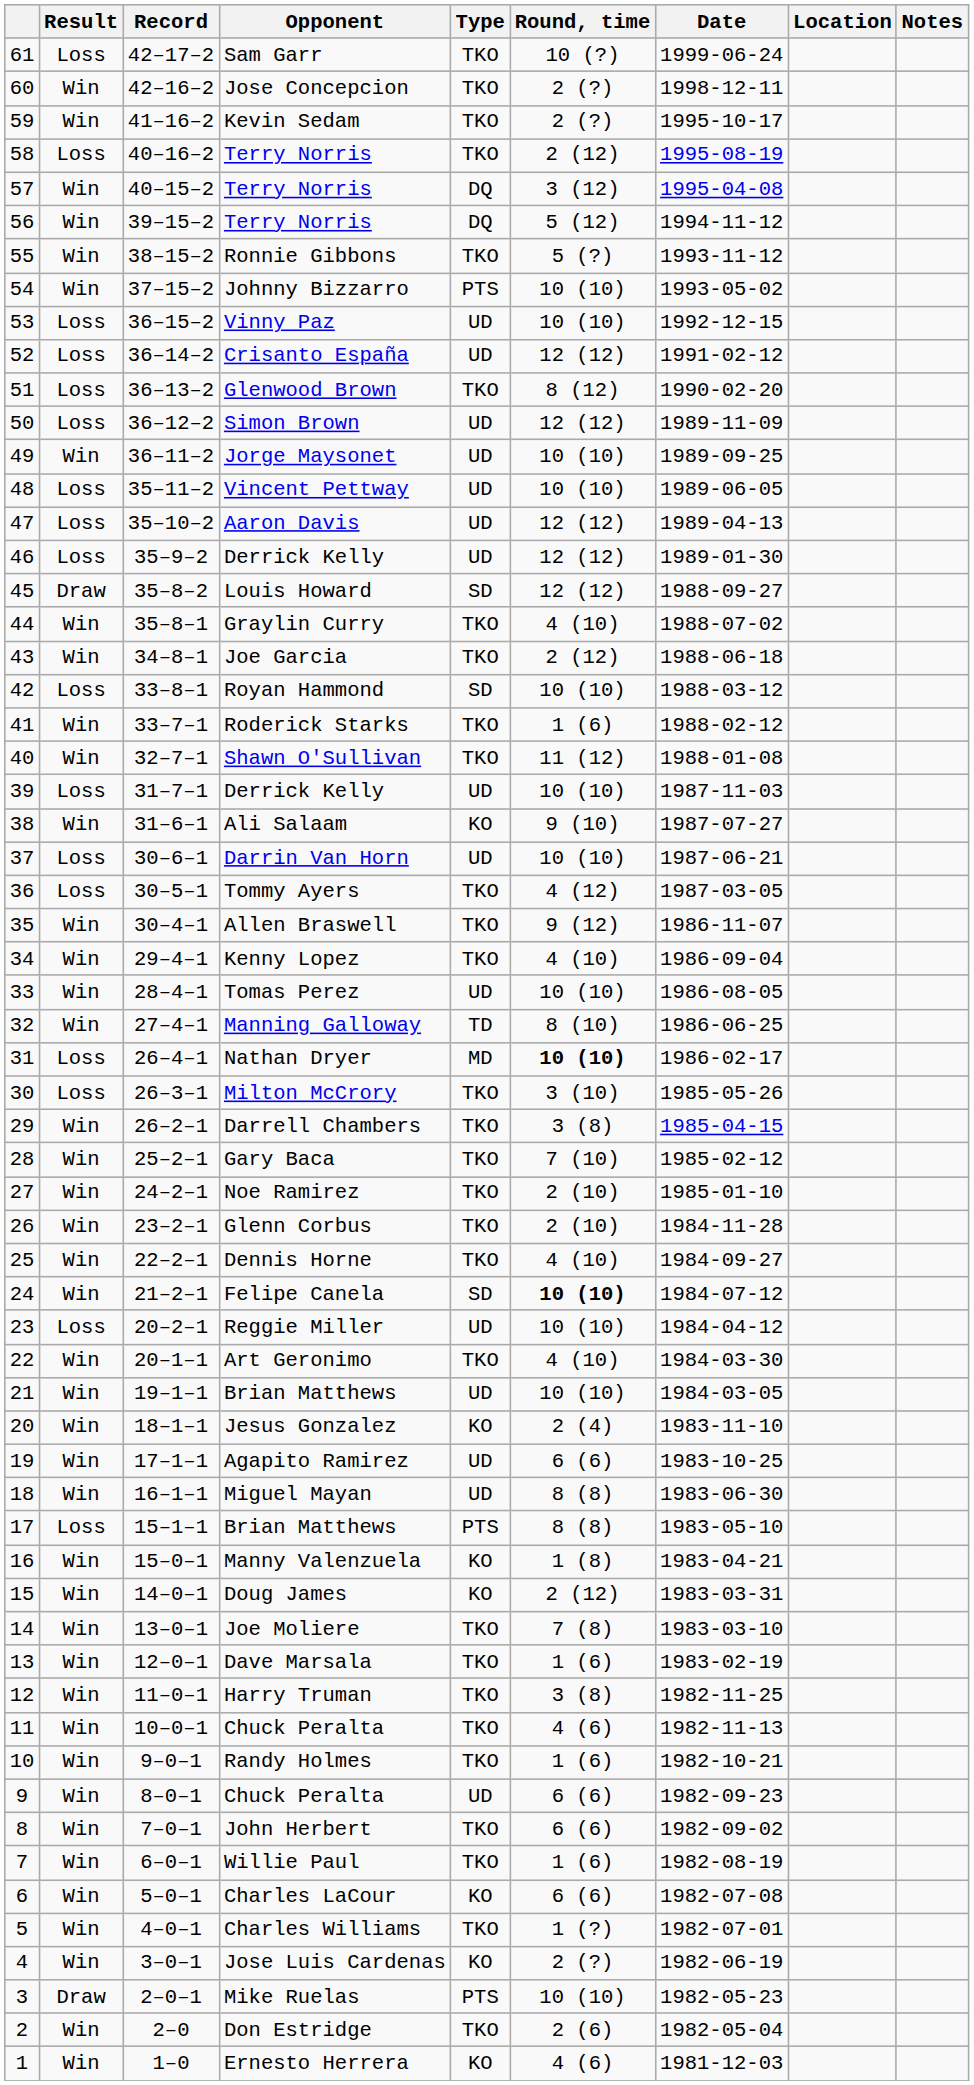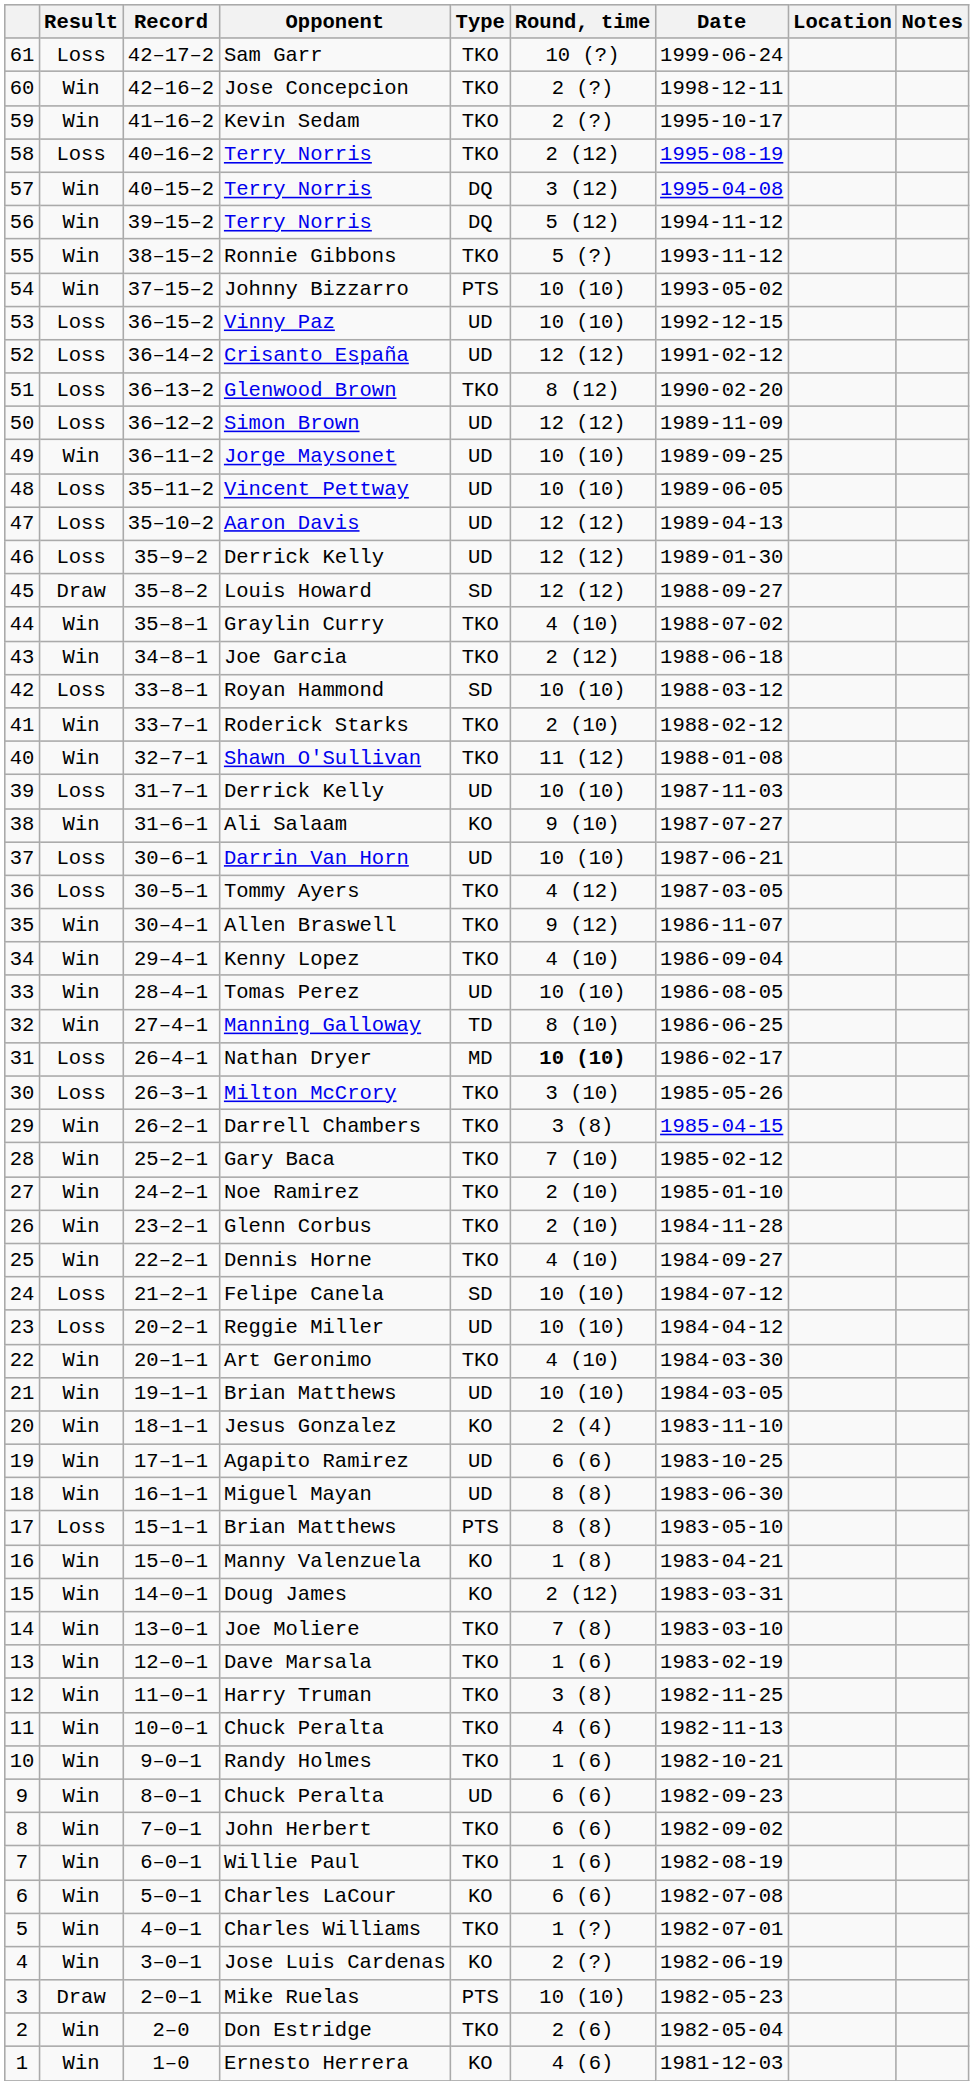(582, 725) 1 (6) -> (582, 725) 2 (10)
(81, 1294) Win -> (81, 1294) Loss
(582, 1294) bold -> (582, 1294) normal
